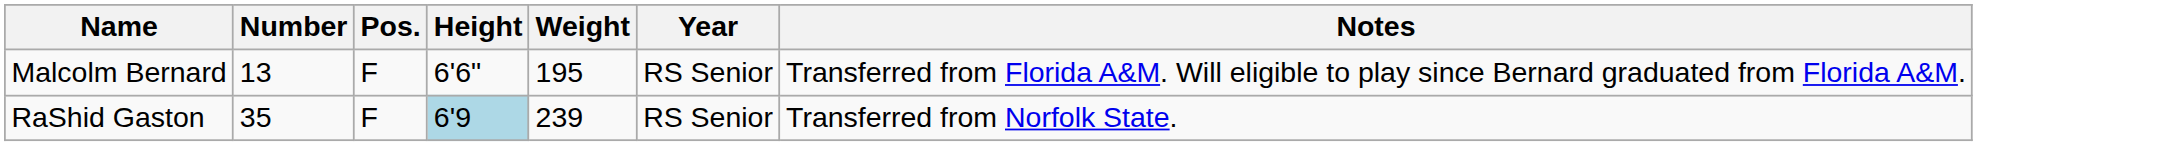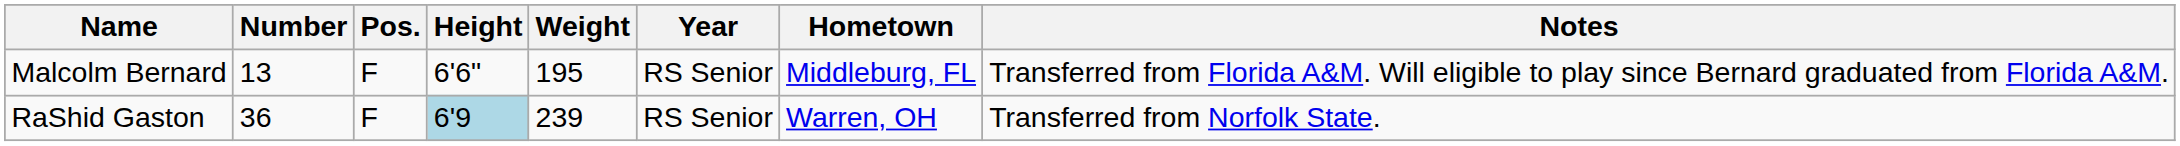+ column: (881, 27)
(256, 117) 35 -> (256, 117) 36
